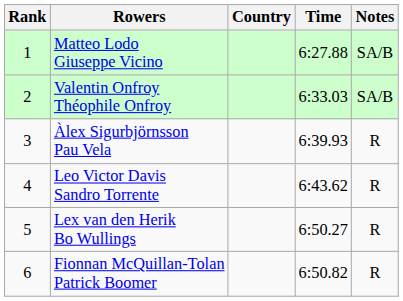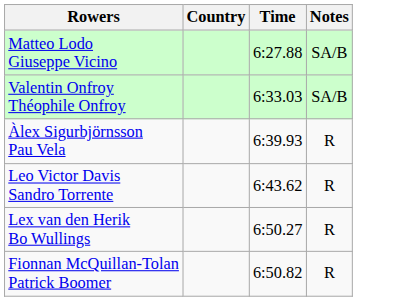- column: (27, 17)
